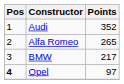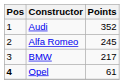(109, 41) 265 -> (109, 41) 245
(111, 71) 97 -> (111, 71) 61
